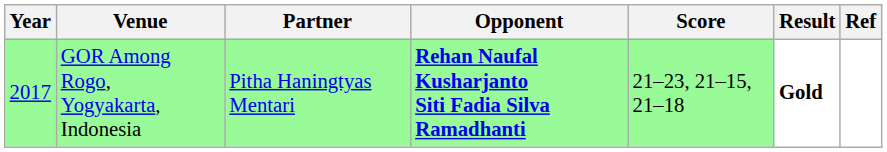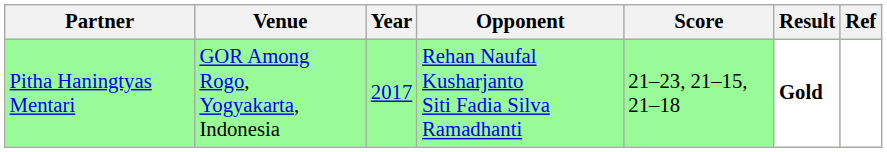columns swapped: (30, 21) <-> (317, 21)
(483, 92) bold -> (486, 92) normal
